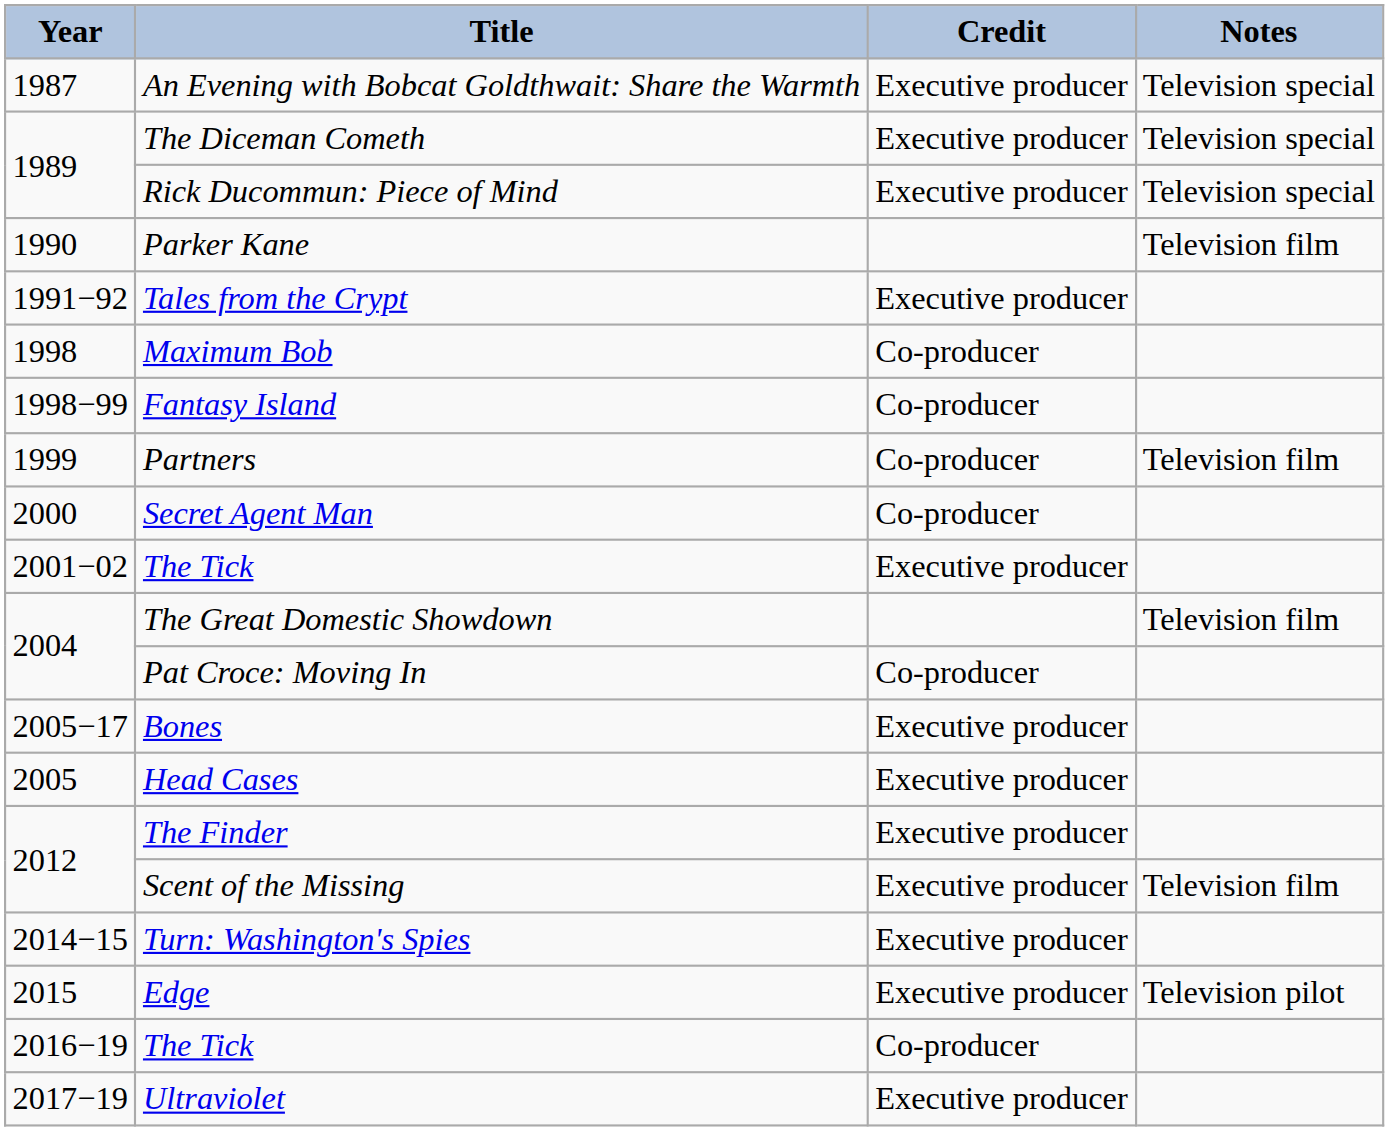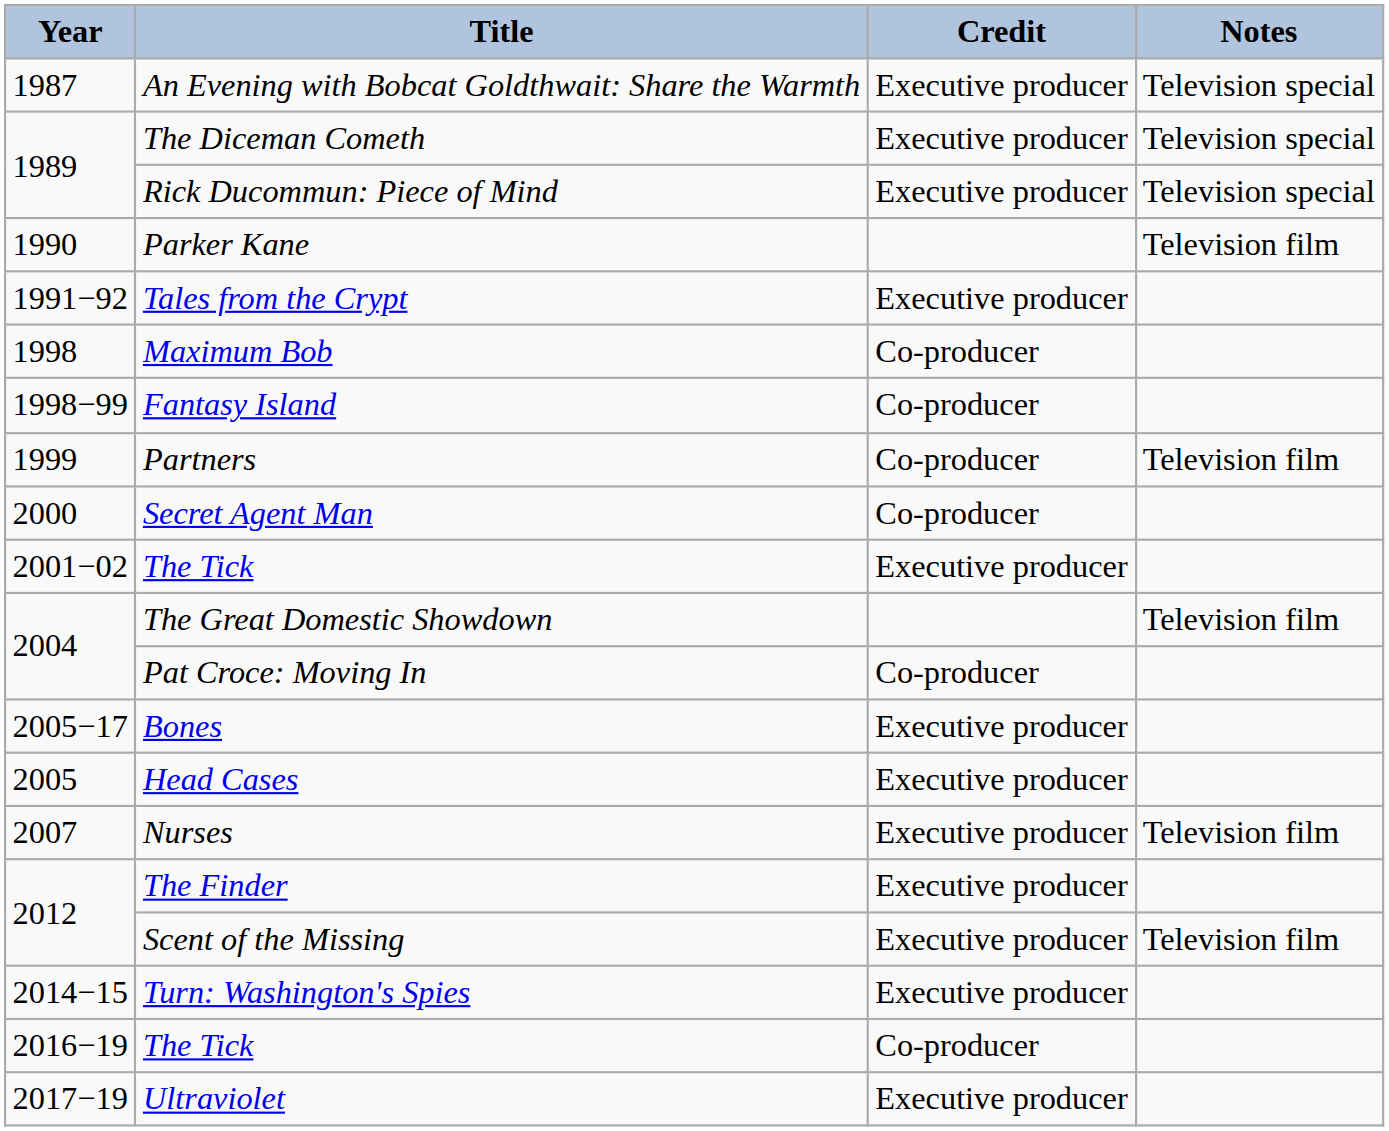+ row: (45, 832)
- row: (45, 992)
